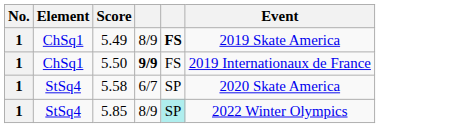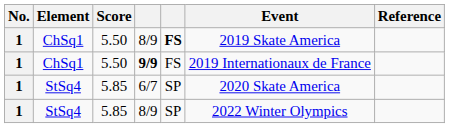+ column: (409, 16)
(114, 39) 5.49 -> (114, 39) 5.50
(114, 87) 5.58 -> (114, 87) 5.85
(173, 110) paleturquoise background -> (173, 110) no background
